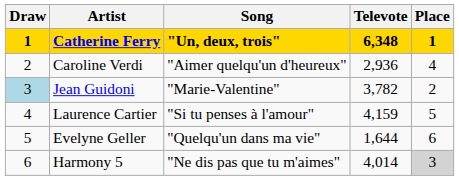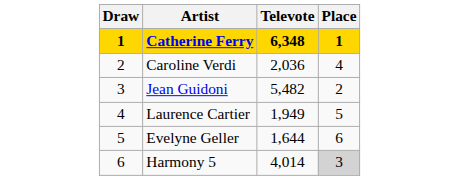- column: (257, 16)
(381, 65) 2,936 -> (287, 65) 2,036
(28, 89) lightblue background -> (121, 89) no background
(381, 89) 3,782 -> (287, 89) 5,482
(381, 114) 4,159 -> (287, 114) 1,949
